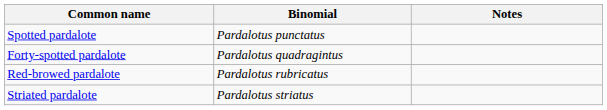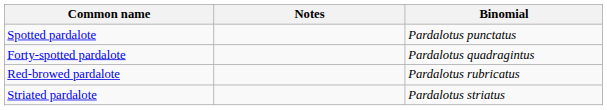columns swapped: (313, 14) <-> (507, 14)
